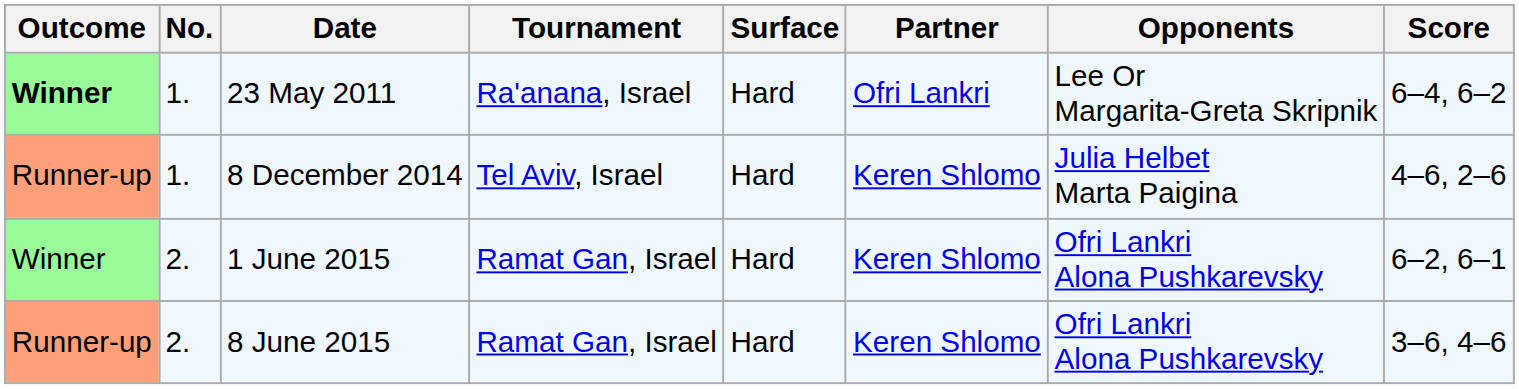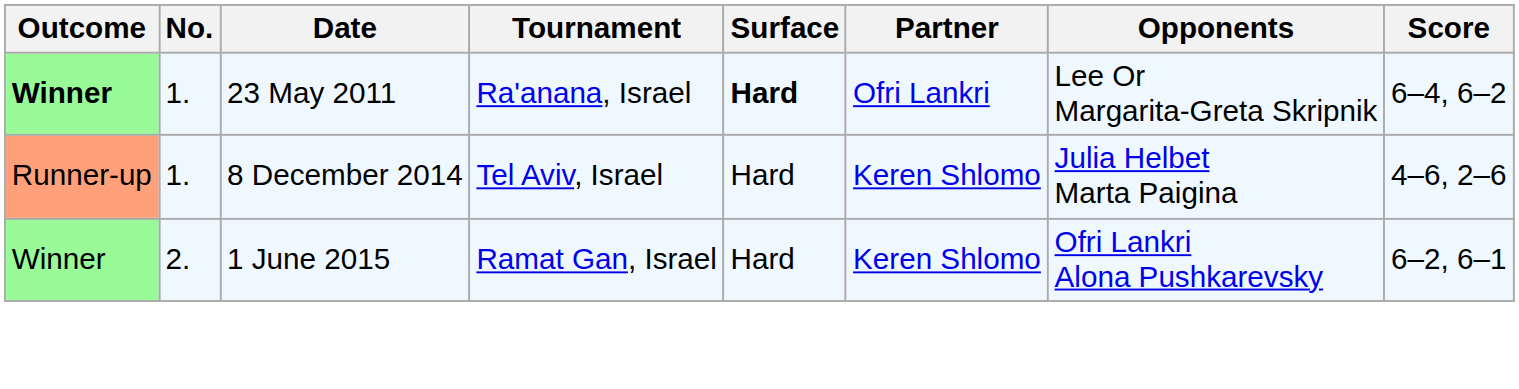(763, 93) normal -> (764, 93) bold
- row: (309, 340)
